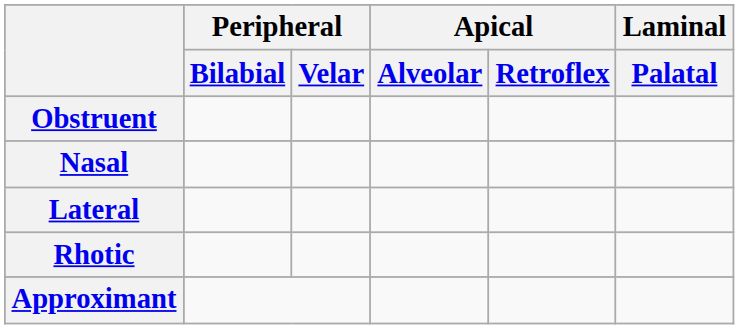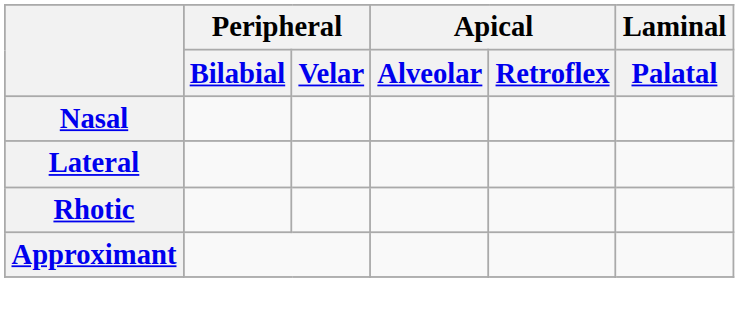- row: (94, 118)
